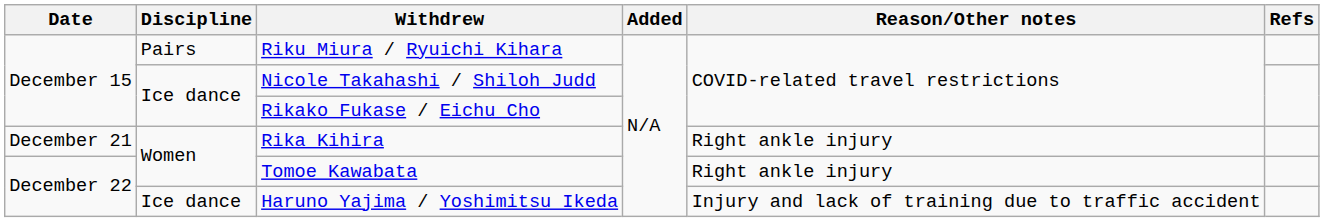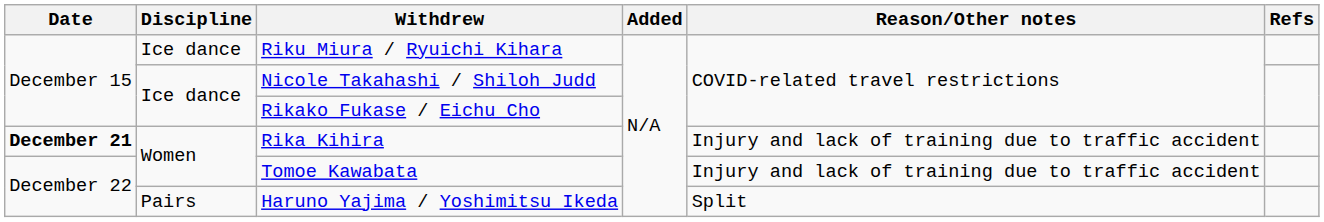(169, 50) Pairs -> (191, 50) Ice dance
(71, 141) normal -> (71, 141) bold
(792, 141) Right ankle injury -> (976, 141) Injury and lack of training due to traffic accident
(792, 171) Right ankle injury -> (976, 171) Injury and lack of training due to traffic accident
(191, 202) Ice dance -> (169, 202) Pairs
(976, 202) Injury and lack of training due to traffic accident -> (720, 202) Split
